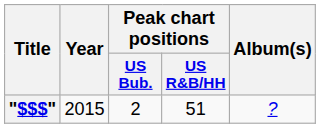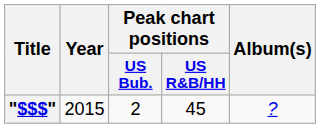(196, 109) 51 -> (196, 109) 45
